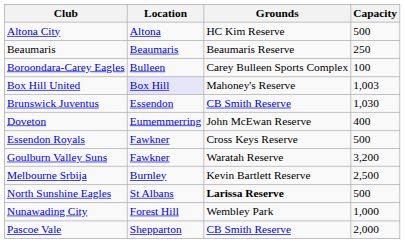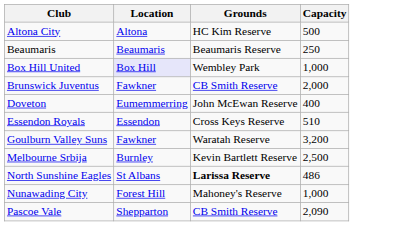- row: (66, 67)
(251, 85) Mahoney's Reserve -> (226, 67) Wembley Park
(366, 85) 1,003 -> (316, 67) 1,000
(152, 103) Essendon -> (136, 85) Fawkner
(366, 103) 1,030 -> (316, 85) 2,000
(150, 139) Fawkner -> (138, 121) Essendon
(362, 139) 500 -> (311, 121) 510
(362, 193) 500 -> (311, 175) 486
(240, 211) Wembley Park -> (237, 193) Mahoney's Reserve
(366, 229) 2,000 -> (316, 211) 2,090
